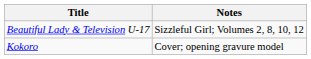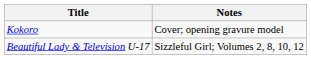rows swapped: (22, 46) <-> (78, 29)
